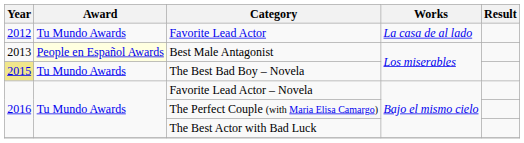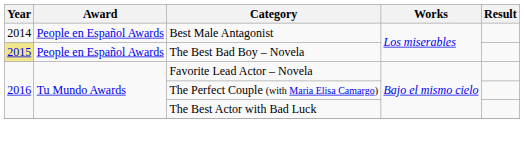- row: (218, 33)
(19, 52) 2013 -> (19, 33) 2014
(100, 52) lightyellow background -> (100, 33) no background
(81, 71) Tu Mundo Awards -> (100, 52) People en Español Awards
